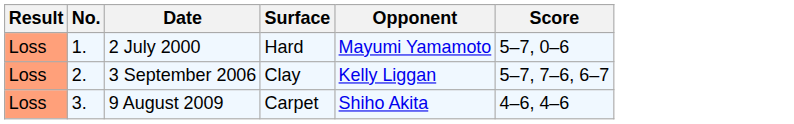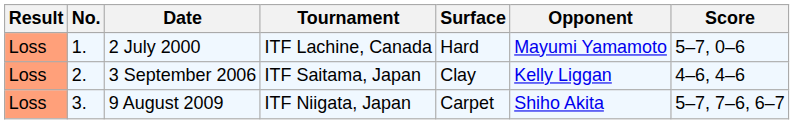+ column: (348, 18)
(554, 75) 5–7, 7–6, 6–7 -> (710, 75) 4–6, 4–6
(534, 103) 4–6, 4–6 -> (730, 103) 5–7, 7–6, 6–7
